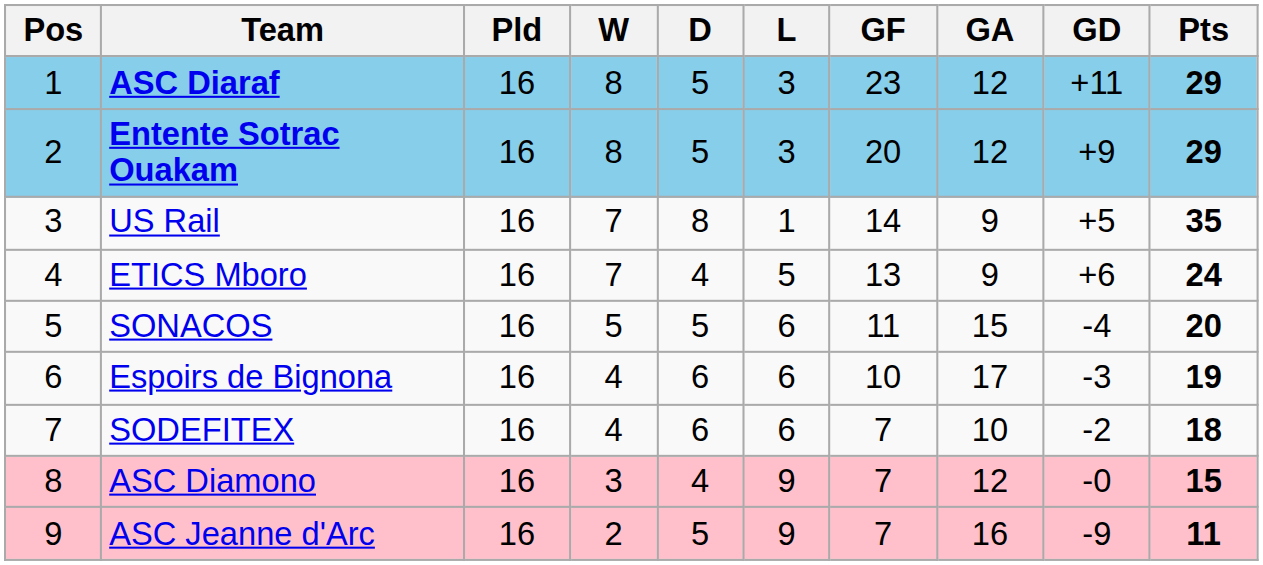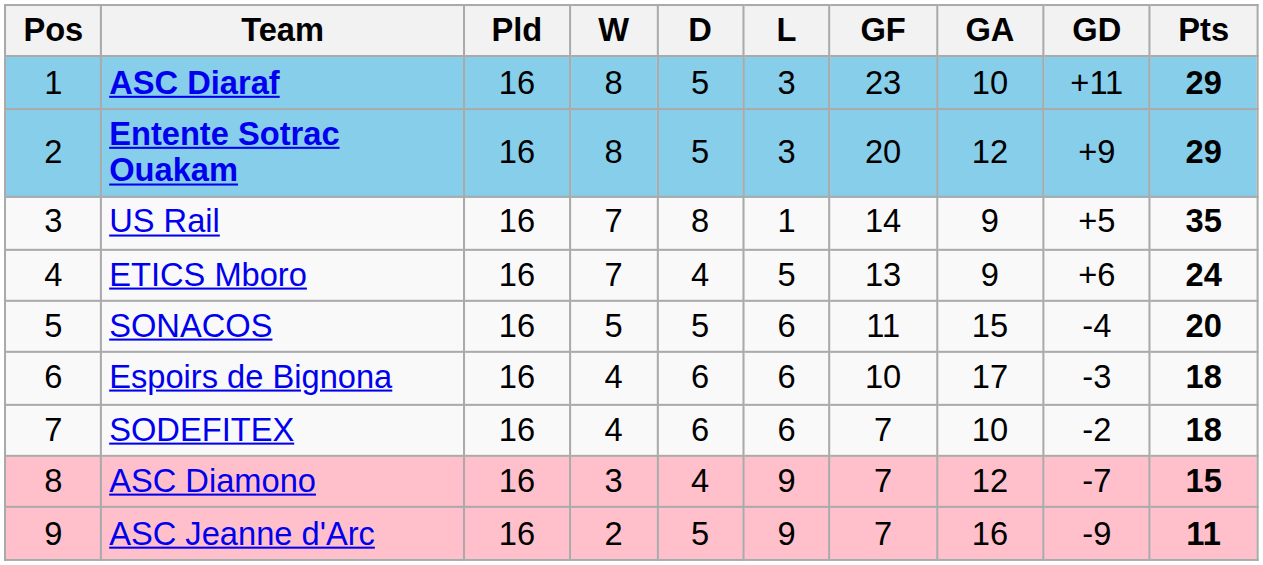(990, 82) 12 -> (990, 82) 10
(1204, 377) 19 -> (1204, 377) 18
(1097, 481) -0 -> (1097, 481) -7
